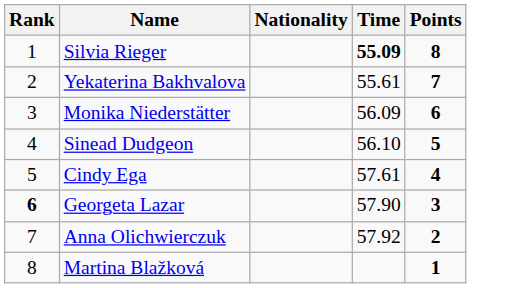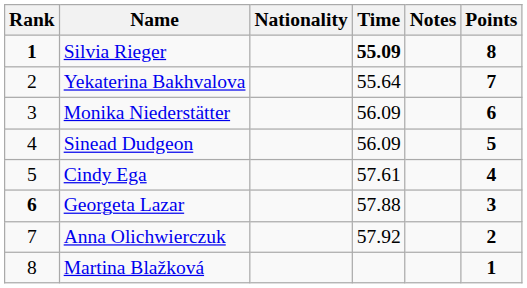+ column: (433, 19)
(32, 50) normal -> (32, 50) bold
(379, 81) 55.61 -> (379, 81) 55.64
(379, 143) 56.10 -> (379, 143) 56.09
(379, 205) 57.90 -> (379, 205) 57.88
